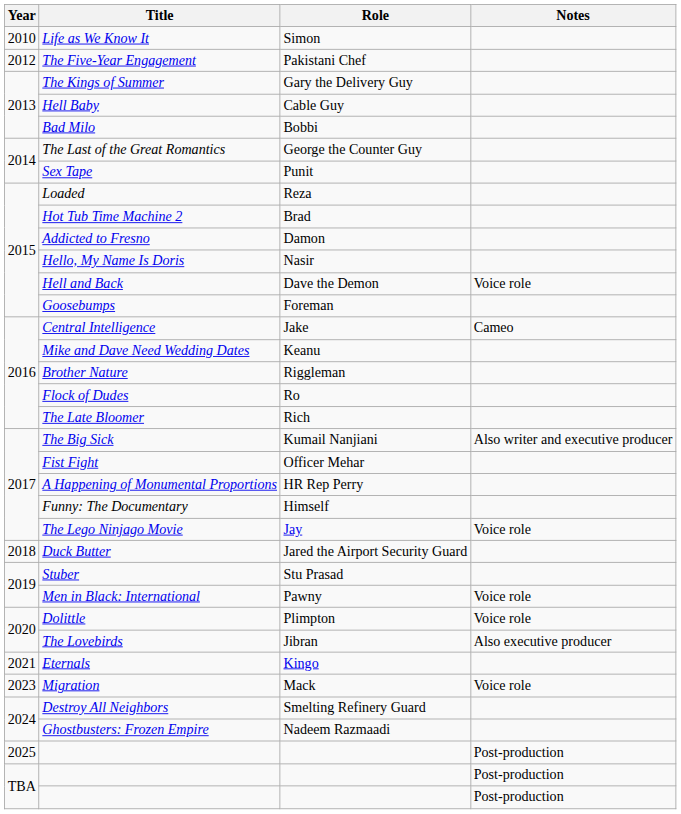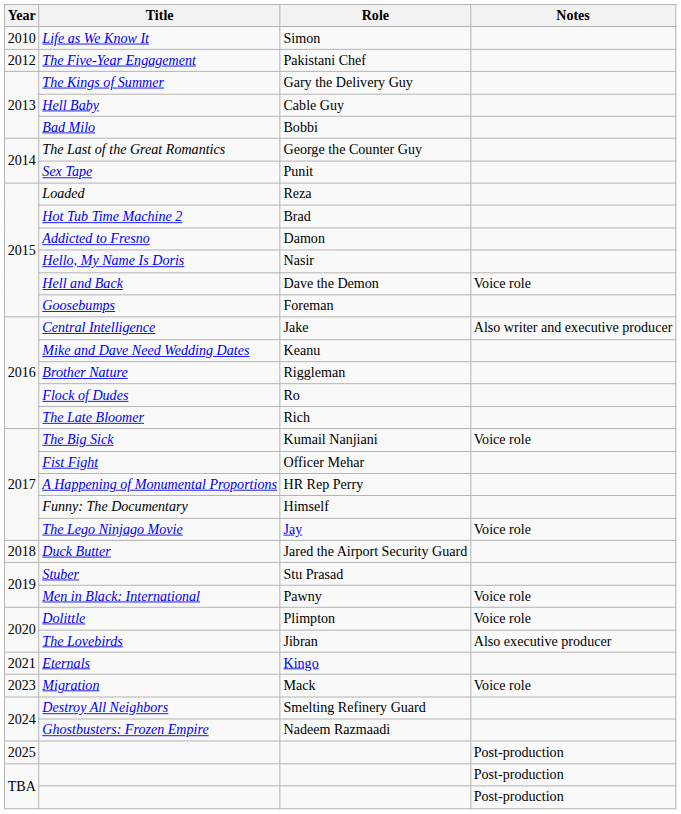(494, 328) Cameo -> (573, 328) Also writer and executive producer
(573, 439) Also writer and executive producer -> (502, 439) Voice role
